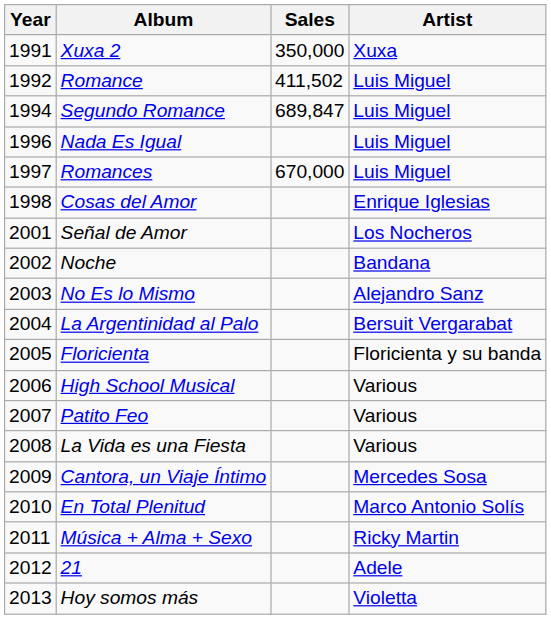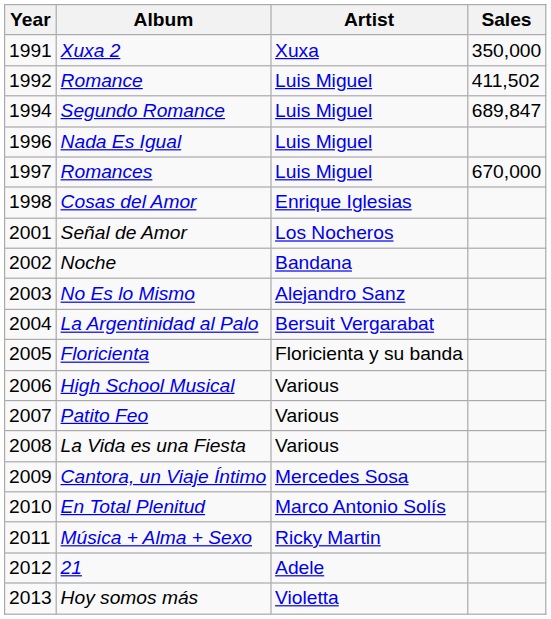columns swapped: (447, 19) <-> (310, 19)
